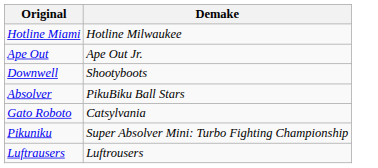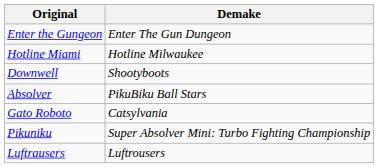+ row: (55, 34)
- row: (28, 53)
